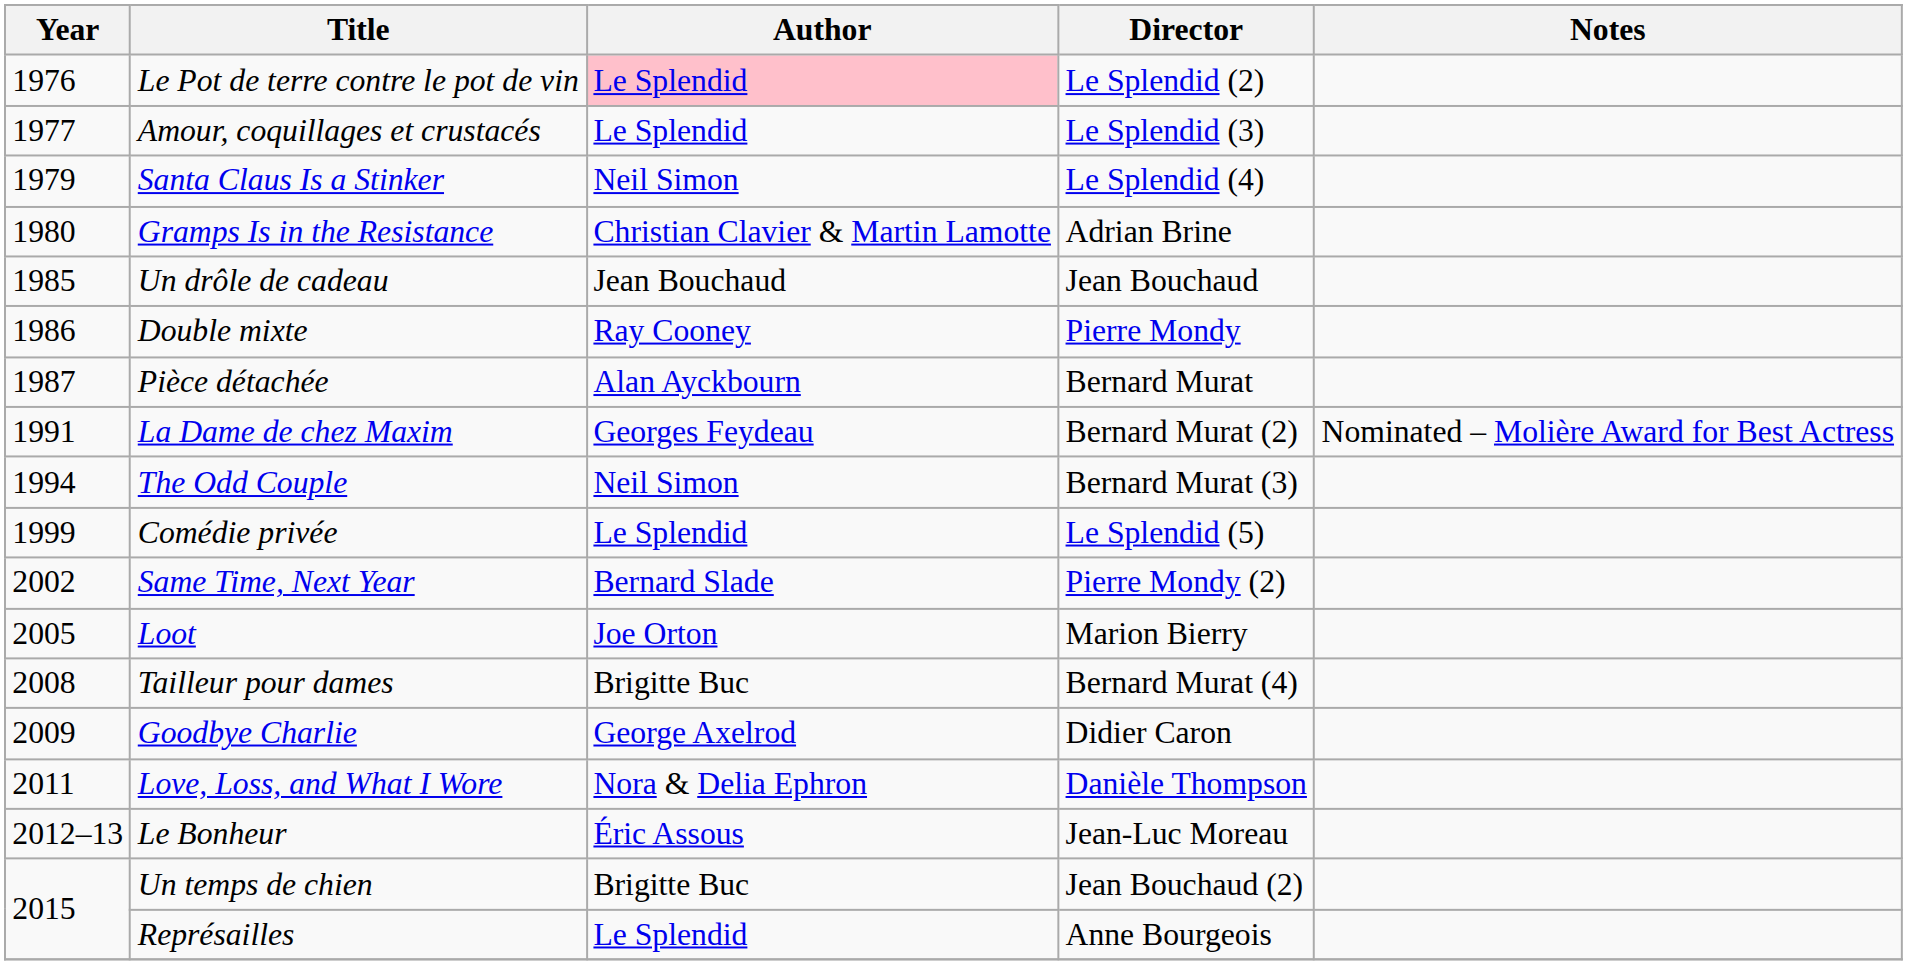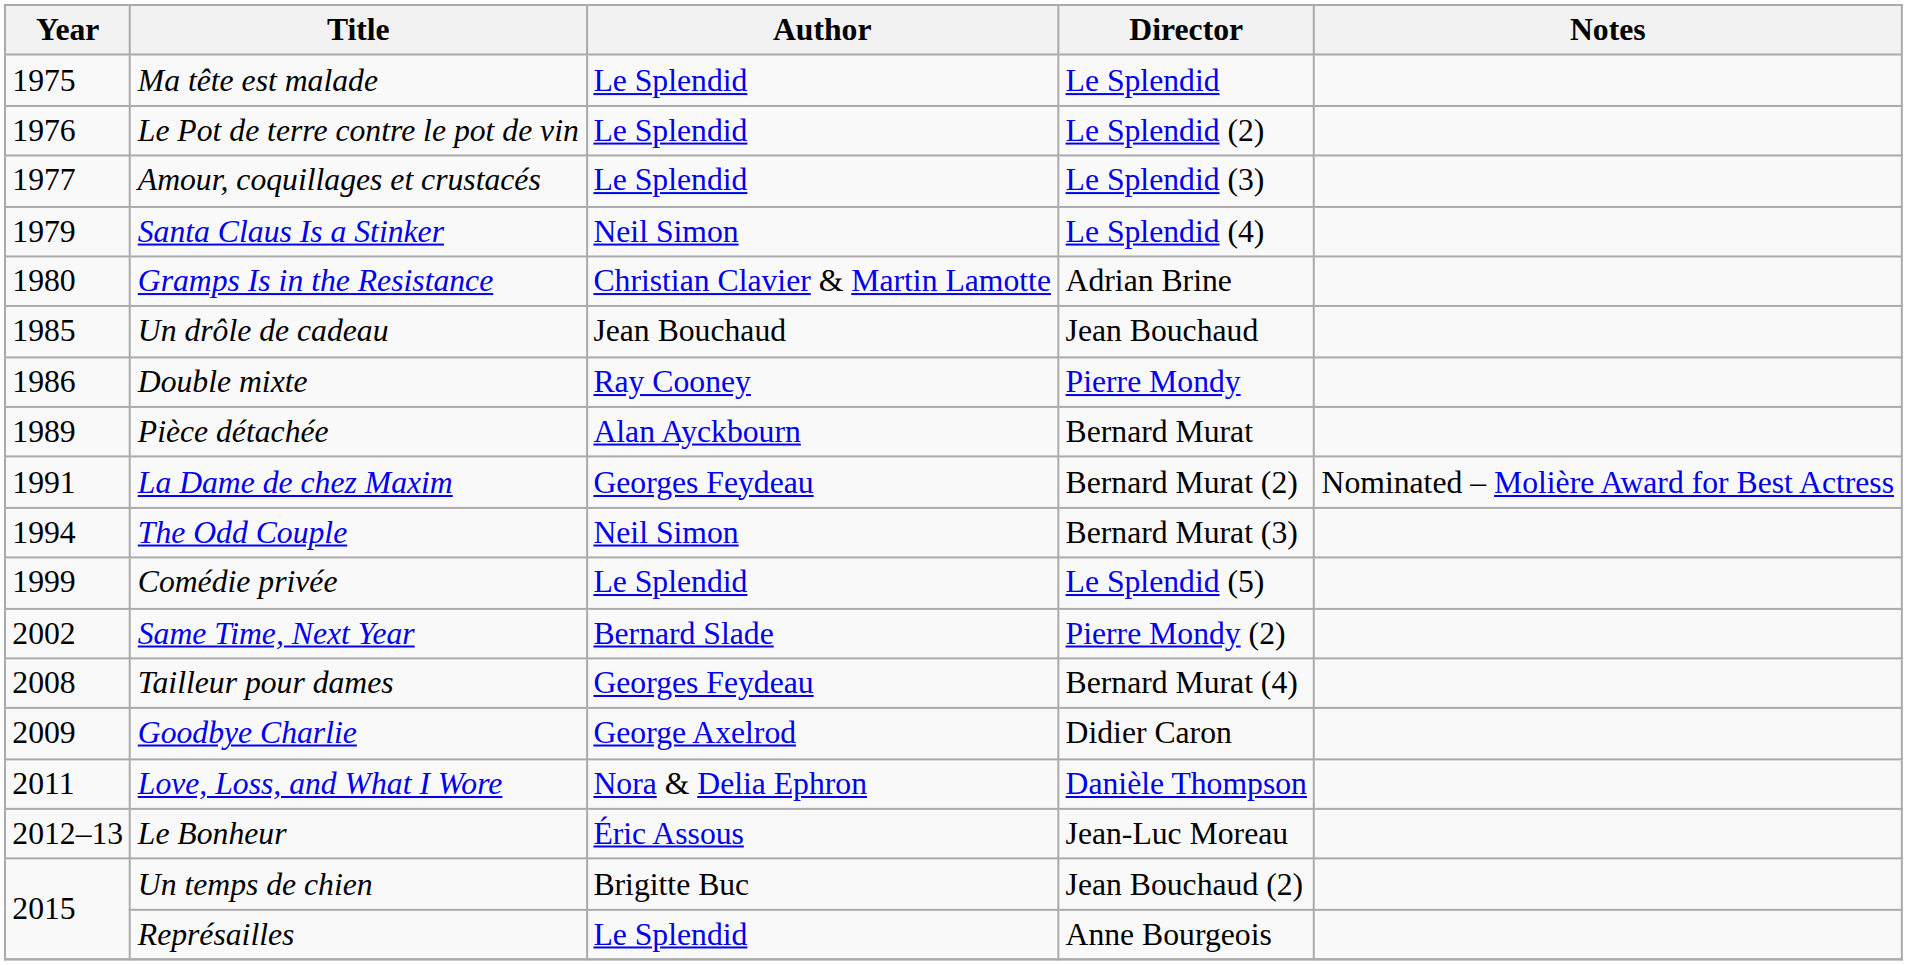+ row: (258, 79)
(670, 79) pink background -> (670, 130) no background
(44, 381) 1987 -> (44, 431) 1989
- row: (167, 632)
(671, 682) Brigitte Buc -> (704, 682) Georges Feydeau
